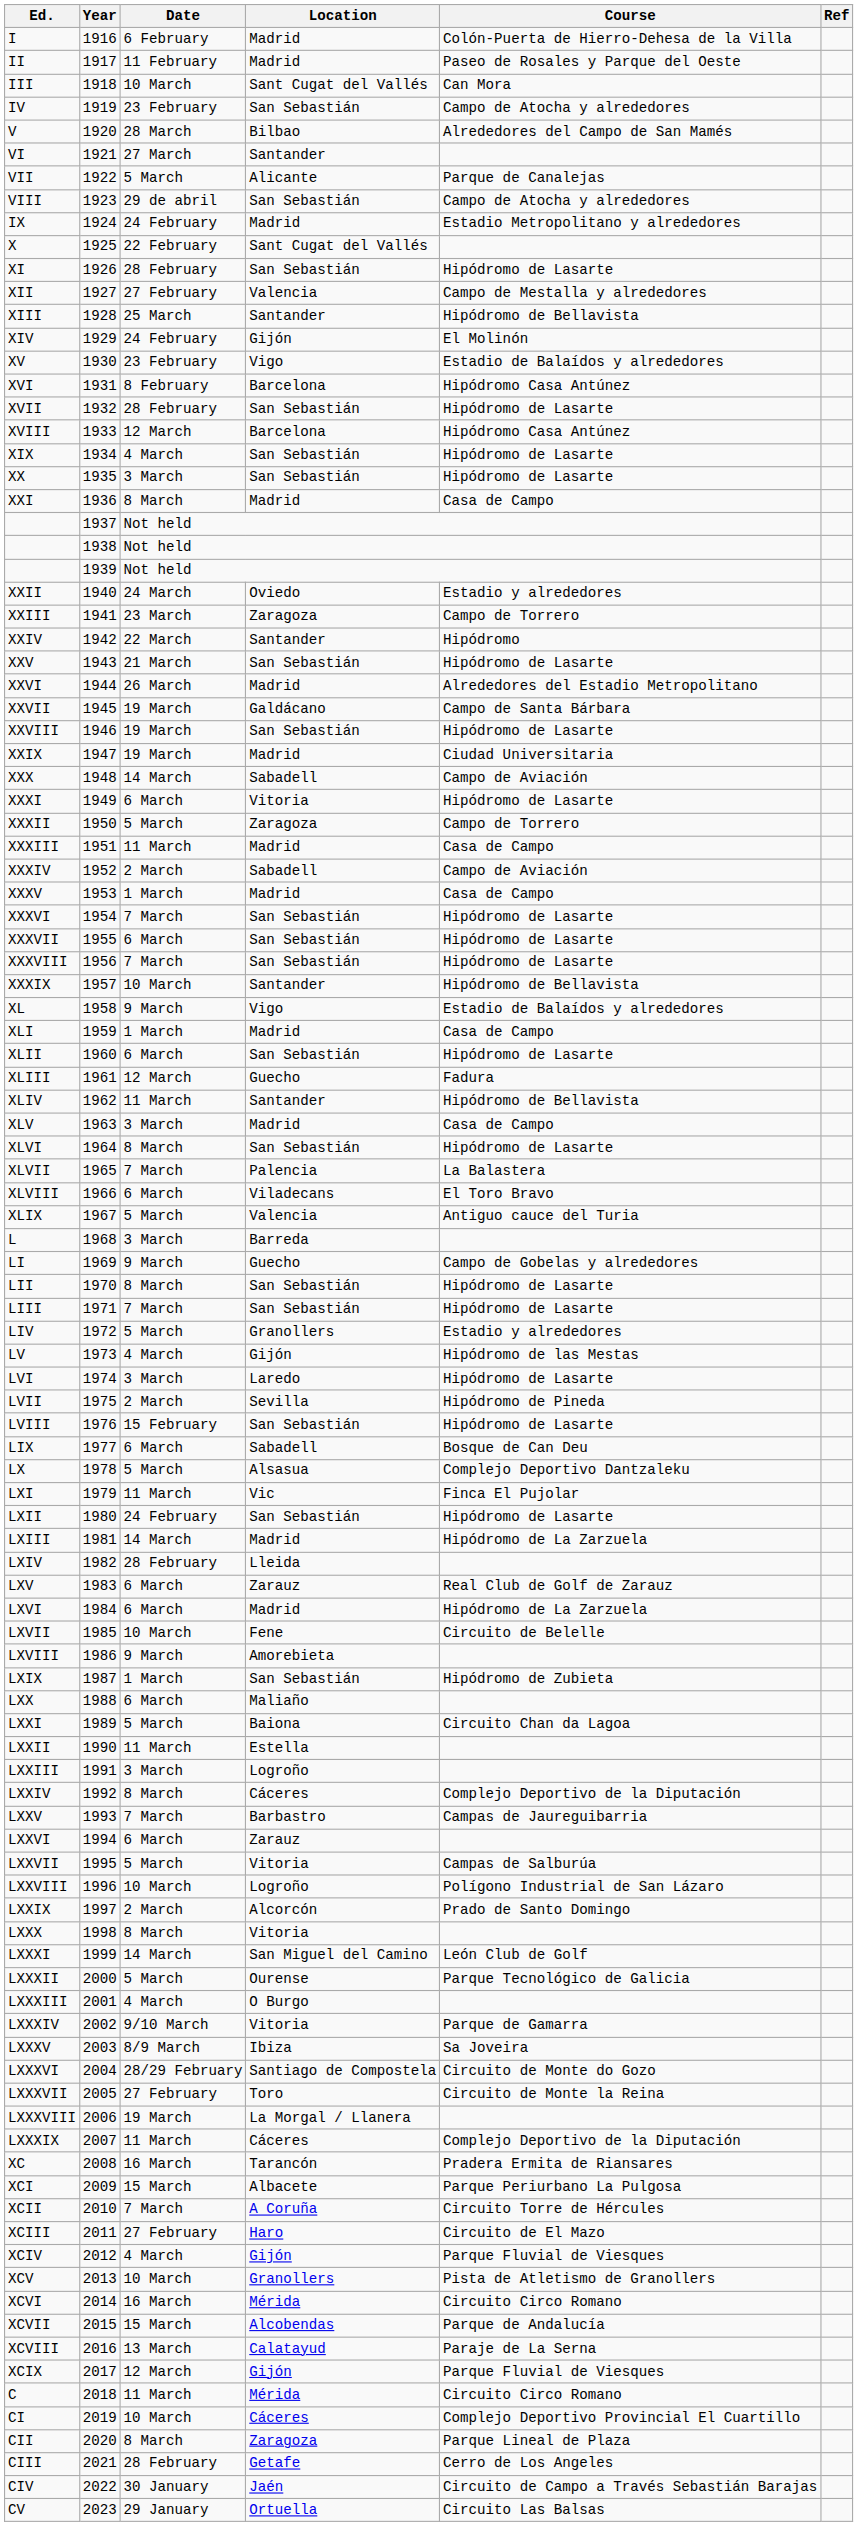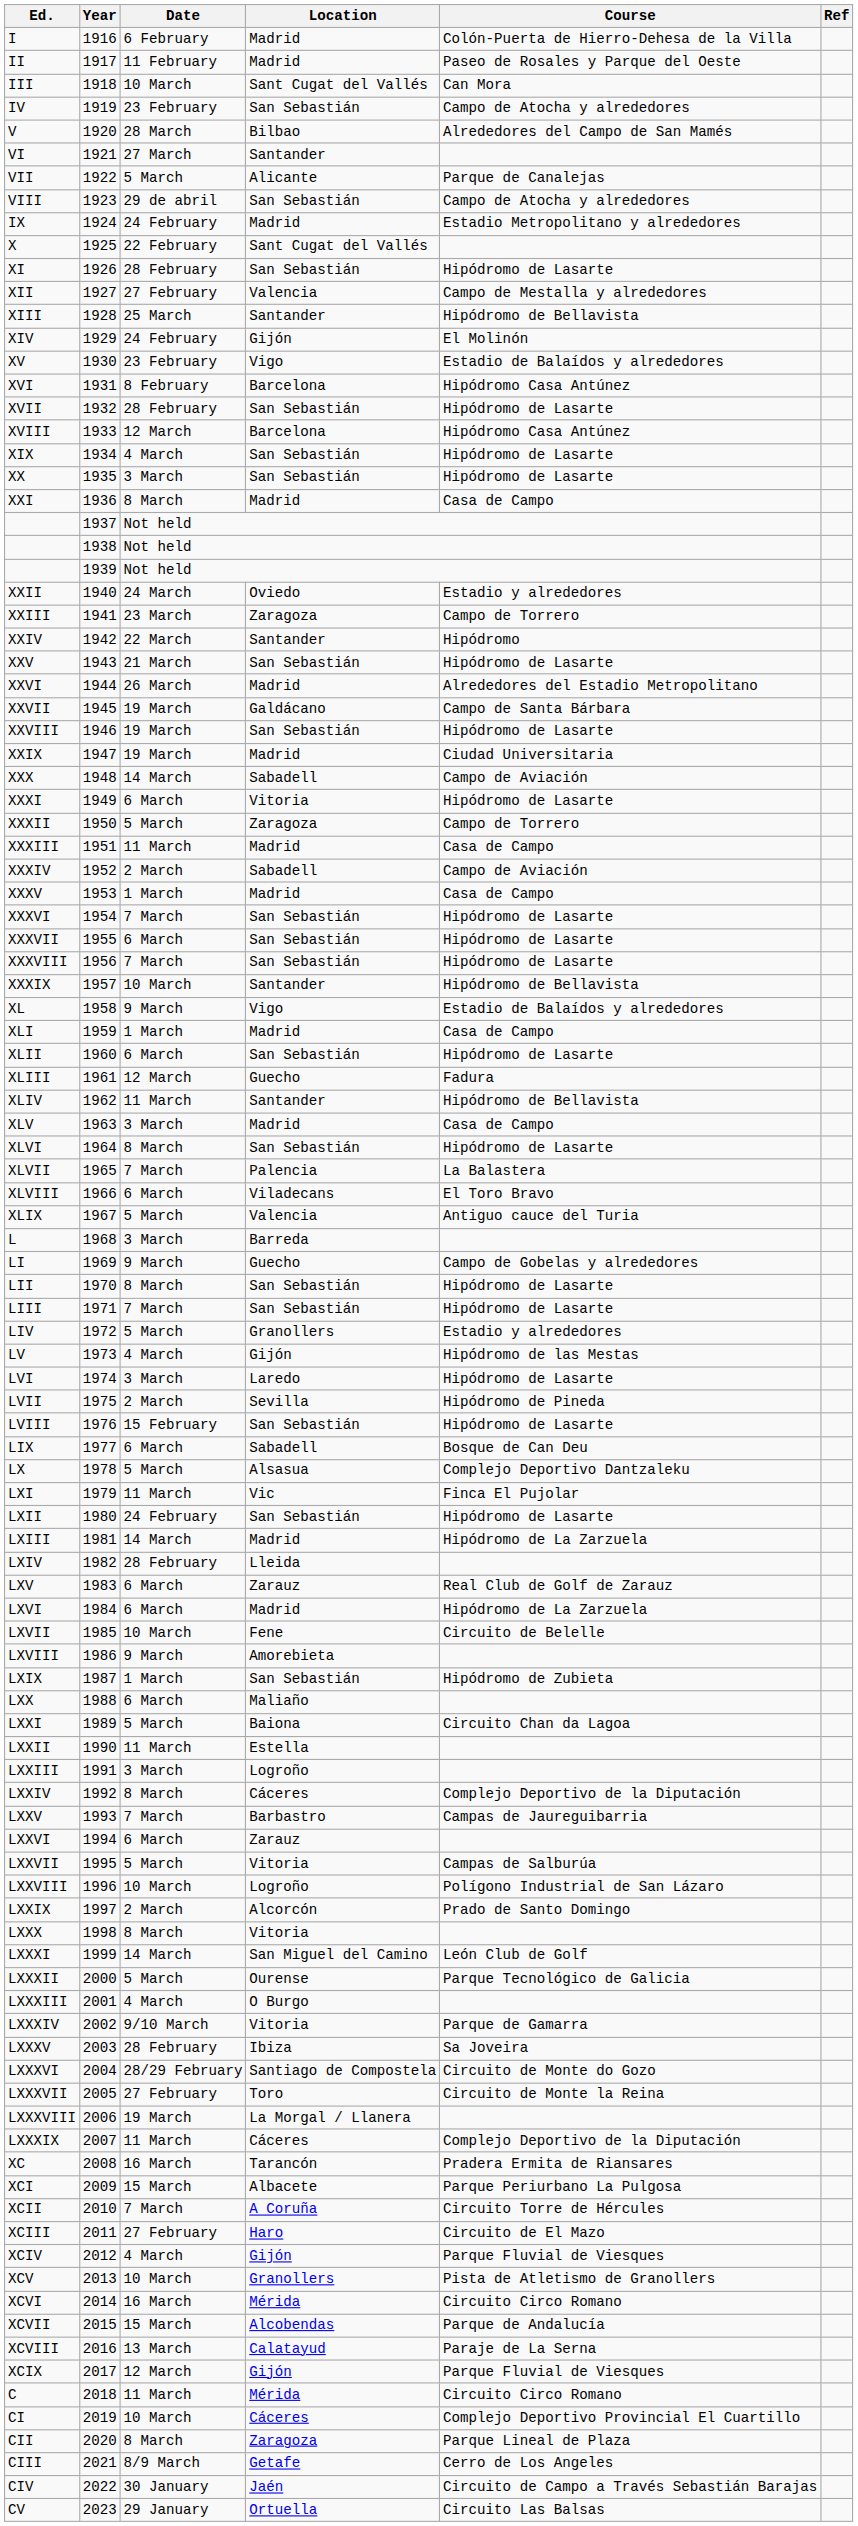(162, 2048) 8/9 March -> (170, 2048) 28 February
(170, 2464) 28 February -> (162, 2464) 8/9 March
